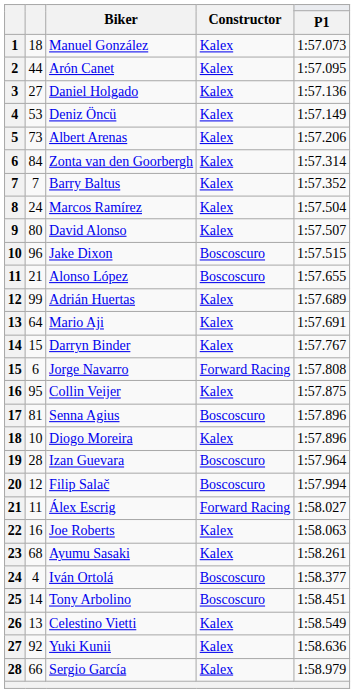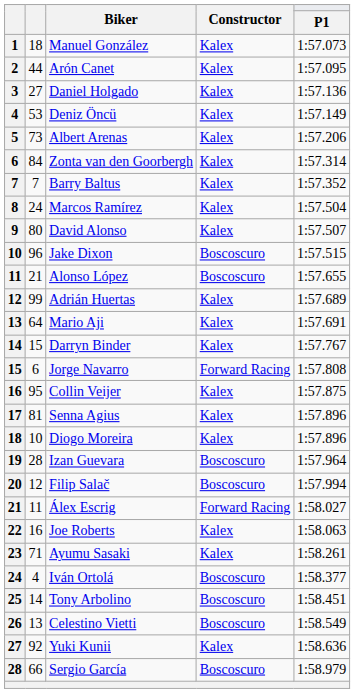(232, 415) Boscoscuro -> (216, 415) Kalex
(35, 553) 68 -> (35, 553) 71
(216, 623) Kalex -> (232, 623) Boscoscuro
(216, 669) Kalex -> (232, 669) Boscoscuro
